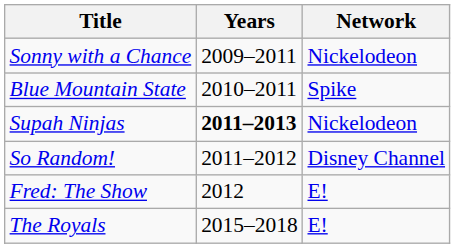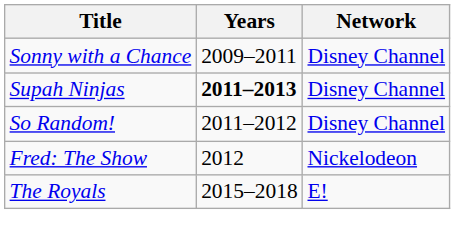(362, 55) Nickelodeon -> (376, 55) Disney Channel
- row: (98, 89)
(362, 123) Nickelodeon -> (376, 89) Disney Channel
(318, 191) E! -> (362, 157) Nickelodeon
